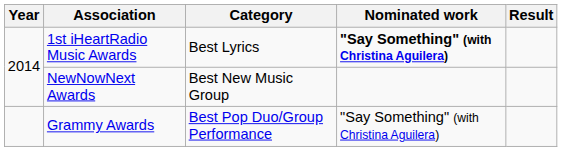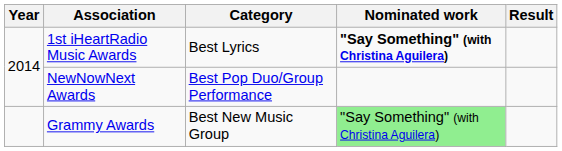(241, 86) Best New Music Group -> (256, 86) Best Pop Duo/Group Performance
(256, 126) Best Pop Duo/Group Performance -> (241, 126) Best New Music Group
(409, 126) no background -> (409, 126) lightgreen background
